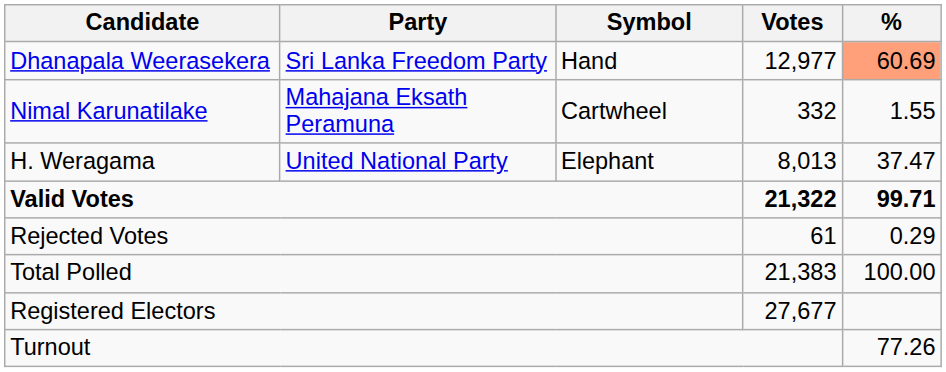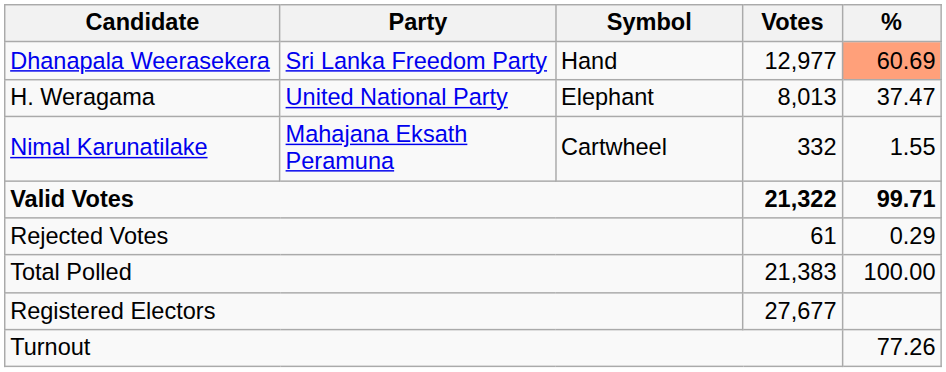rows swapped: (82, 161) <-> (109, 110)
